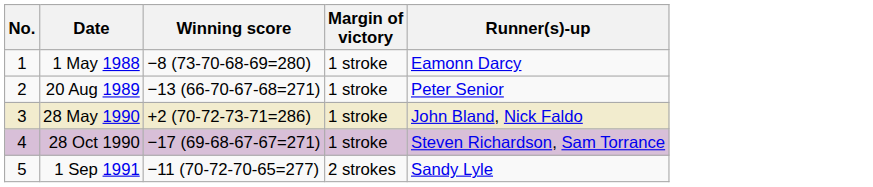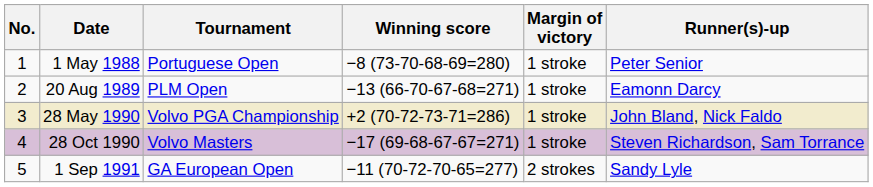+ column: (243, 27)
(466, 63) Eamonn Darcy -> (656, 63) Peter Senior
(457, 90) Peter Senior -> (665, 90) Eamonn Darcy
